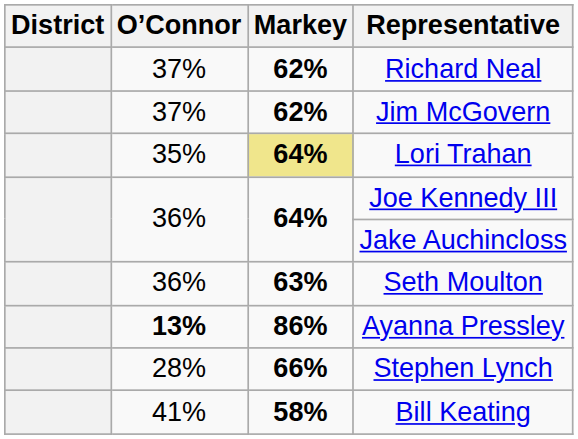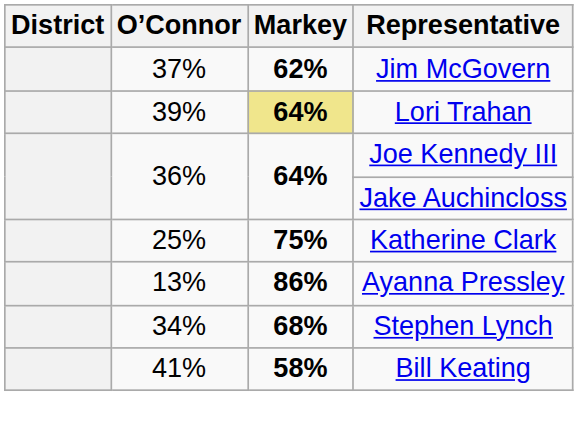- row: (463, 68)
(179, 154) 35% -> (179, 111) 39%
+ row: (463, 240)
- row: (463, 283)
(179, 326) bold -> (179, 283) normal
(179, 369) 28% -> (179, 326) 34%
(300, 369) 66% -> (300, 326) 68%
